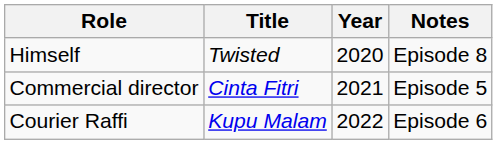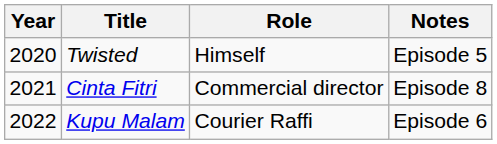columns swapped: (360, 21) <-> (104, 21)
(440, 54) Episode 8 -> (440, 54) Episode 5
(440, 88) Episode 5 -> (440, 88) Episode 8
